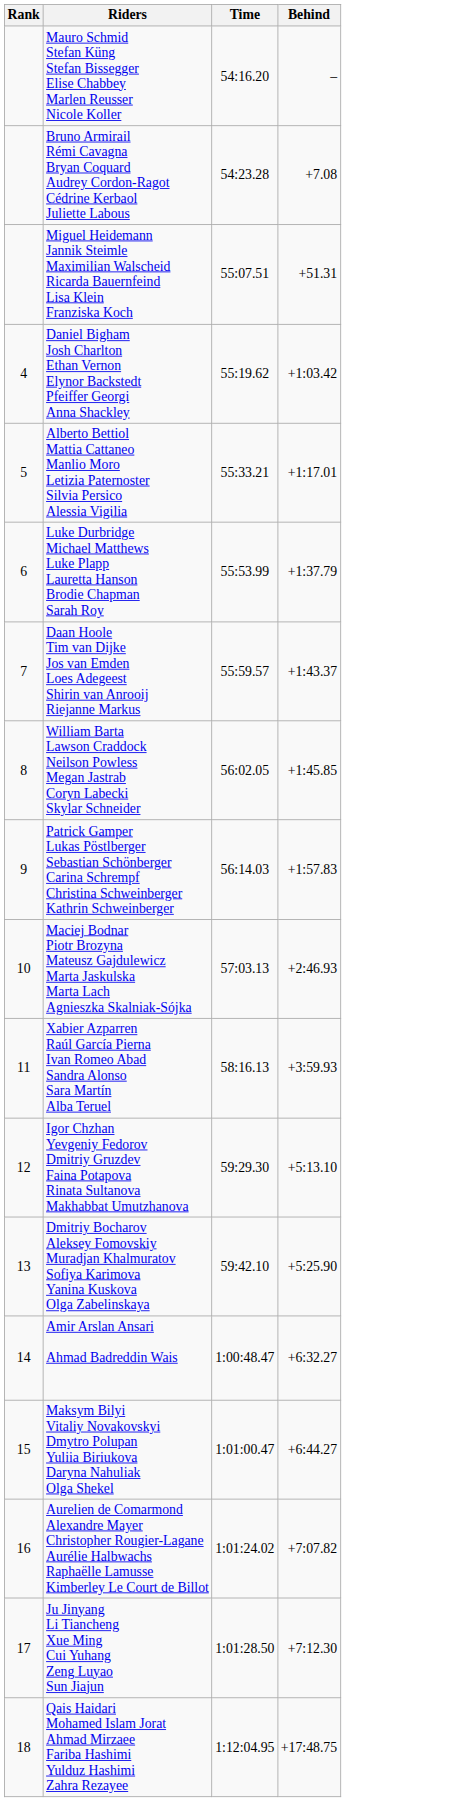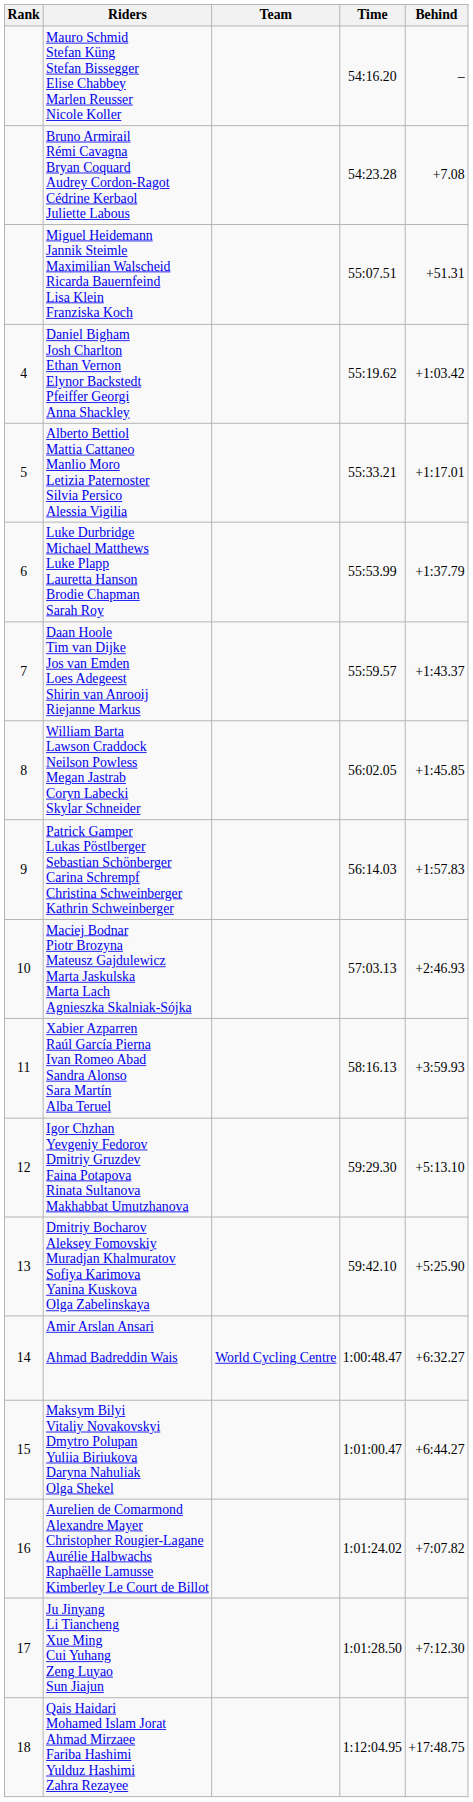+ column: (276, 15)
